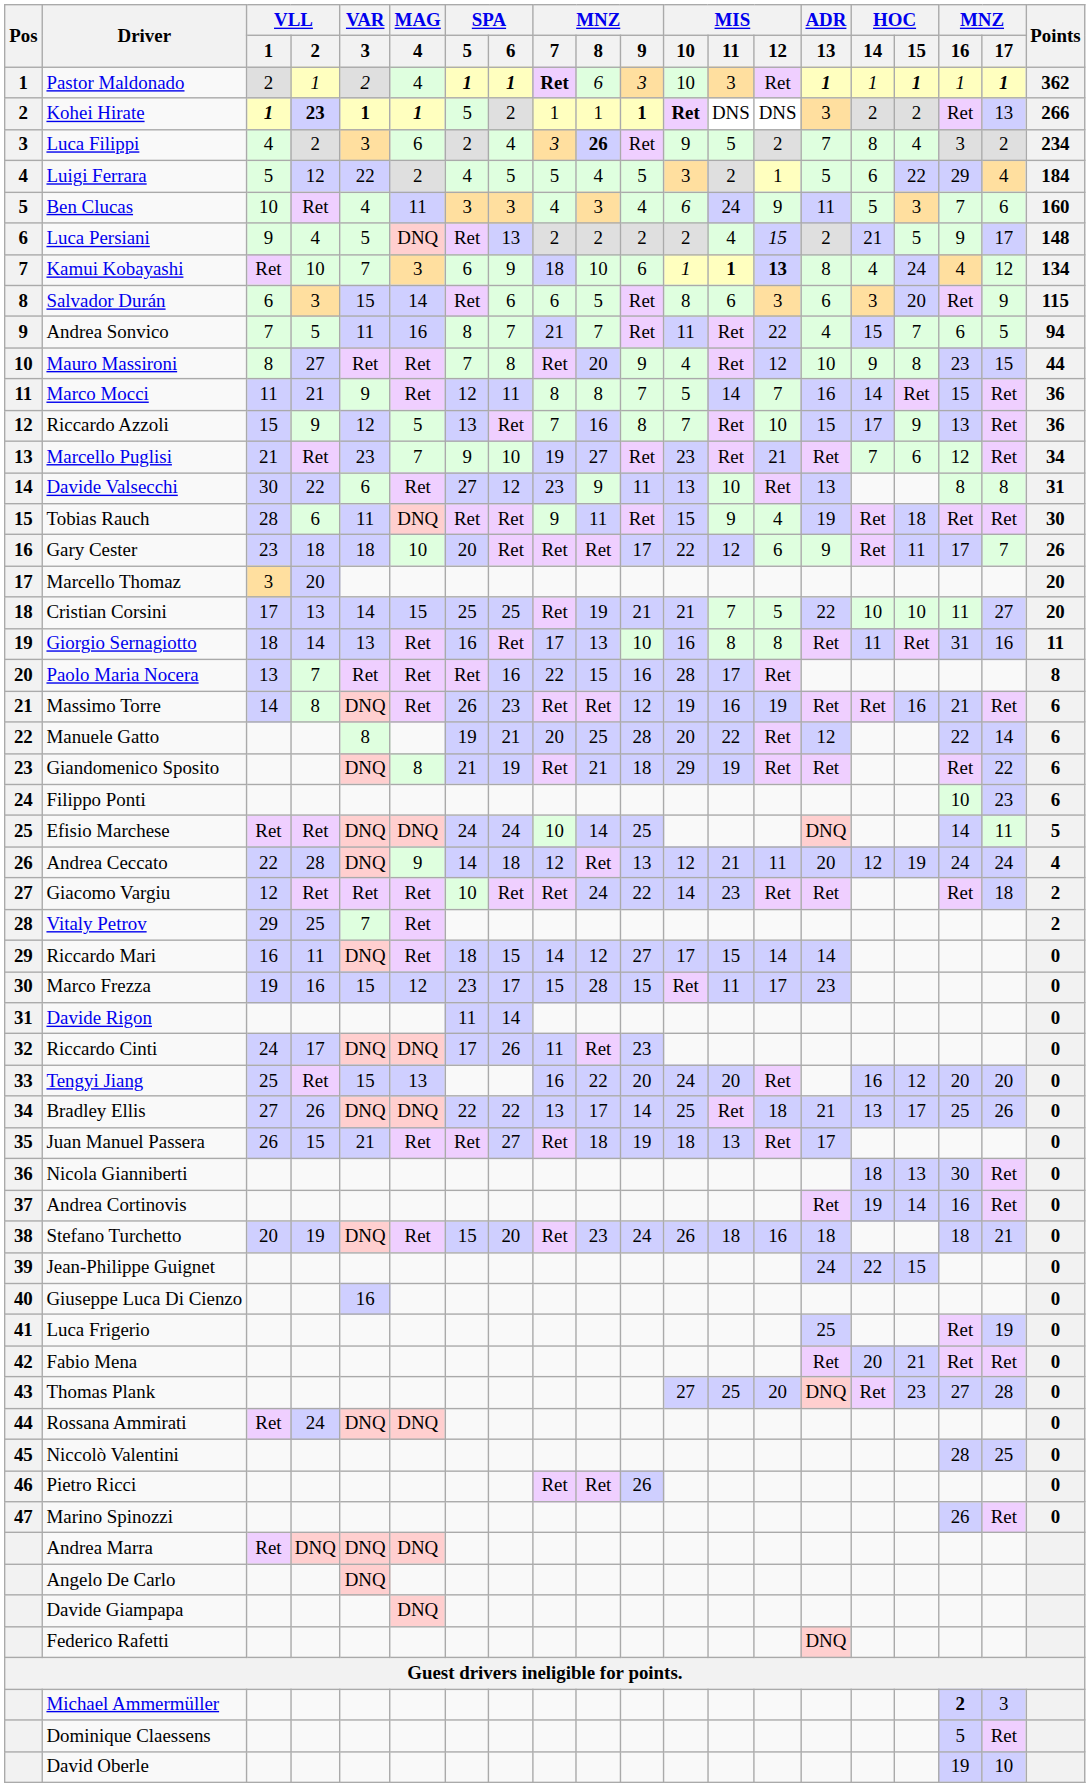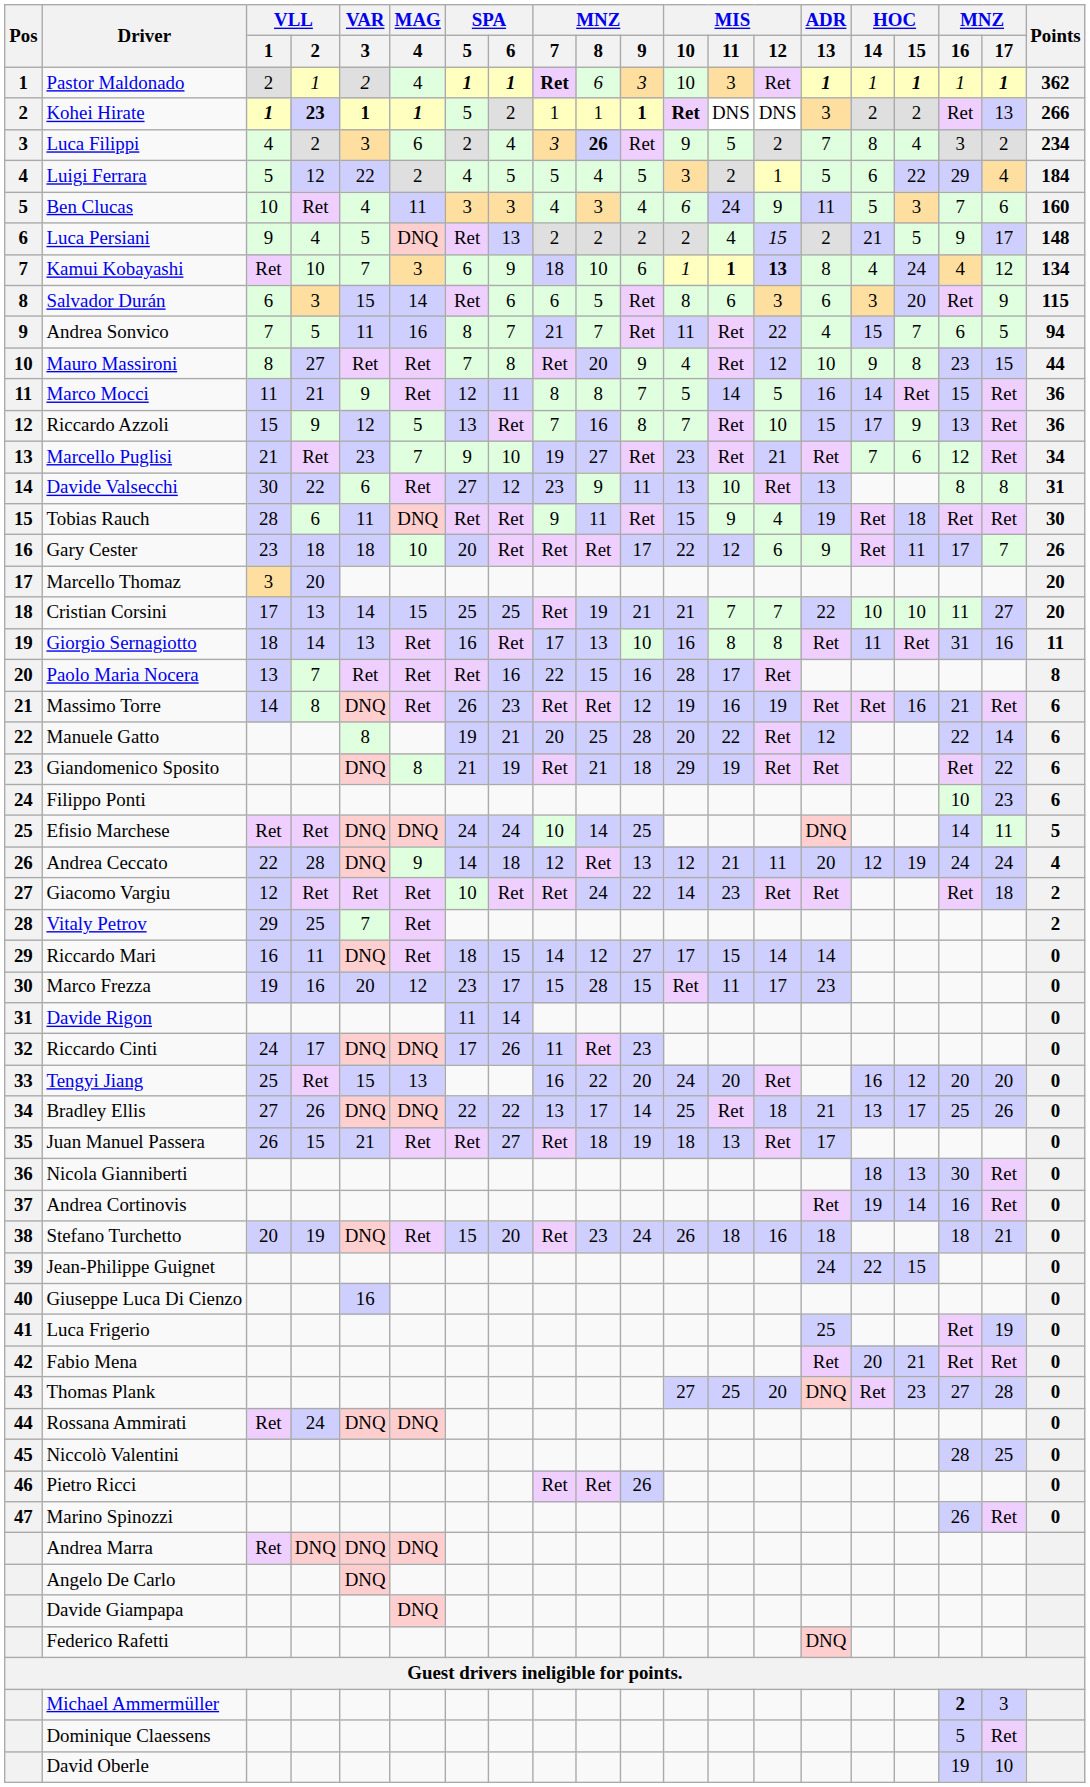(778, 393) 7 -> (778, 393) 5
(778, 612) 5 -> (778, 612) 7
(365, 986) 15 -> (365, 986) 20
